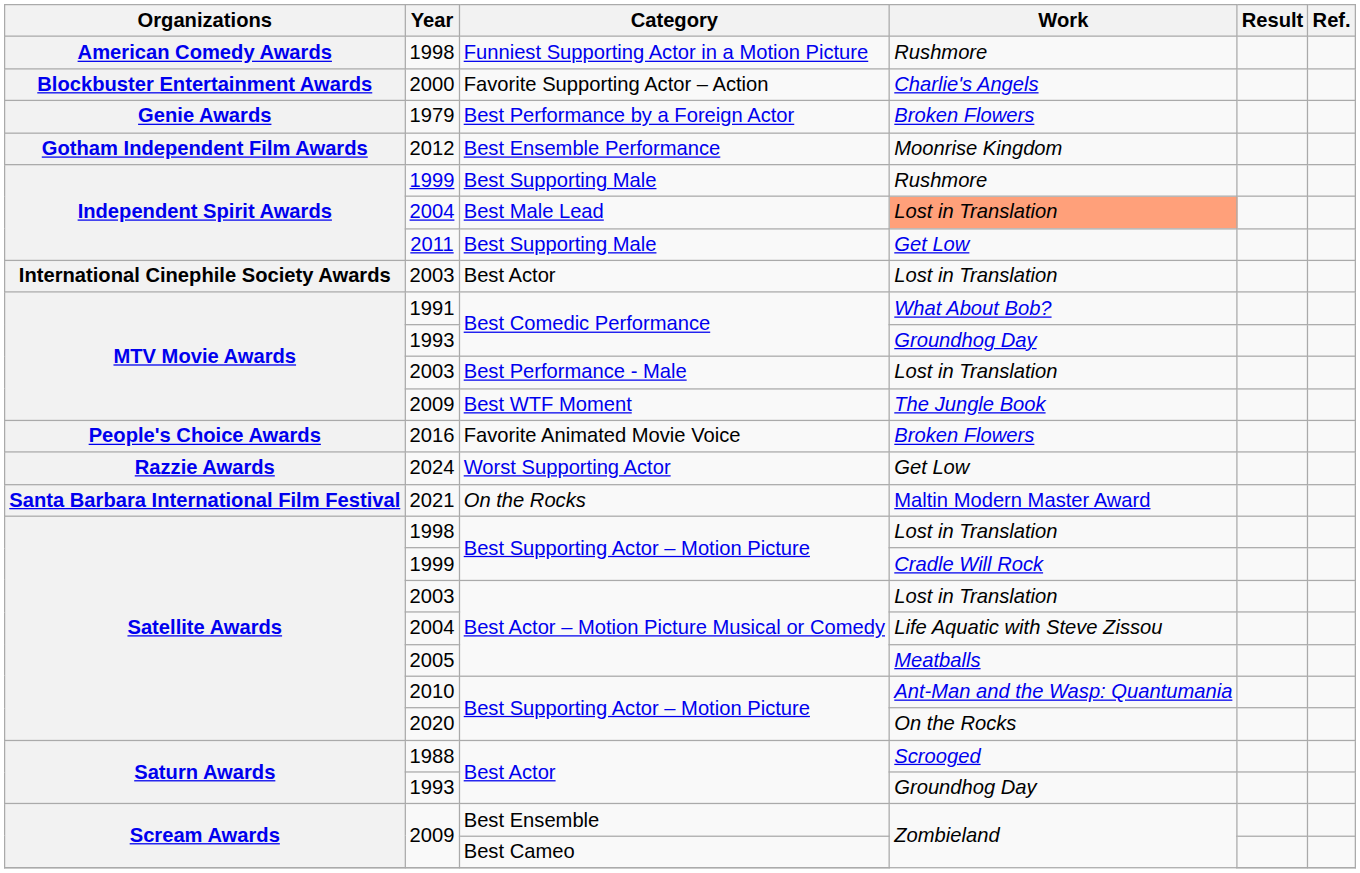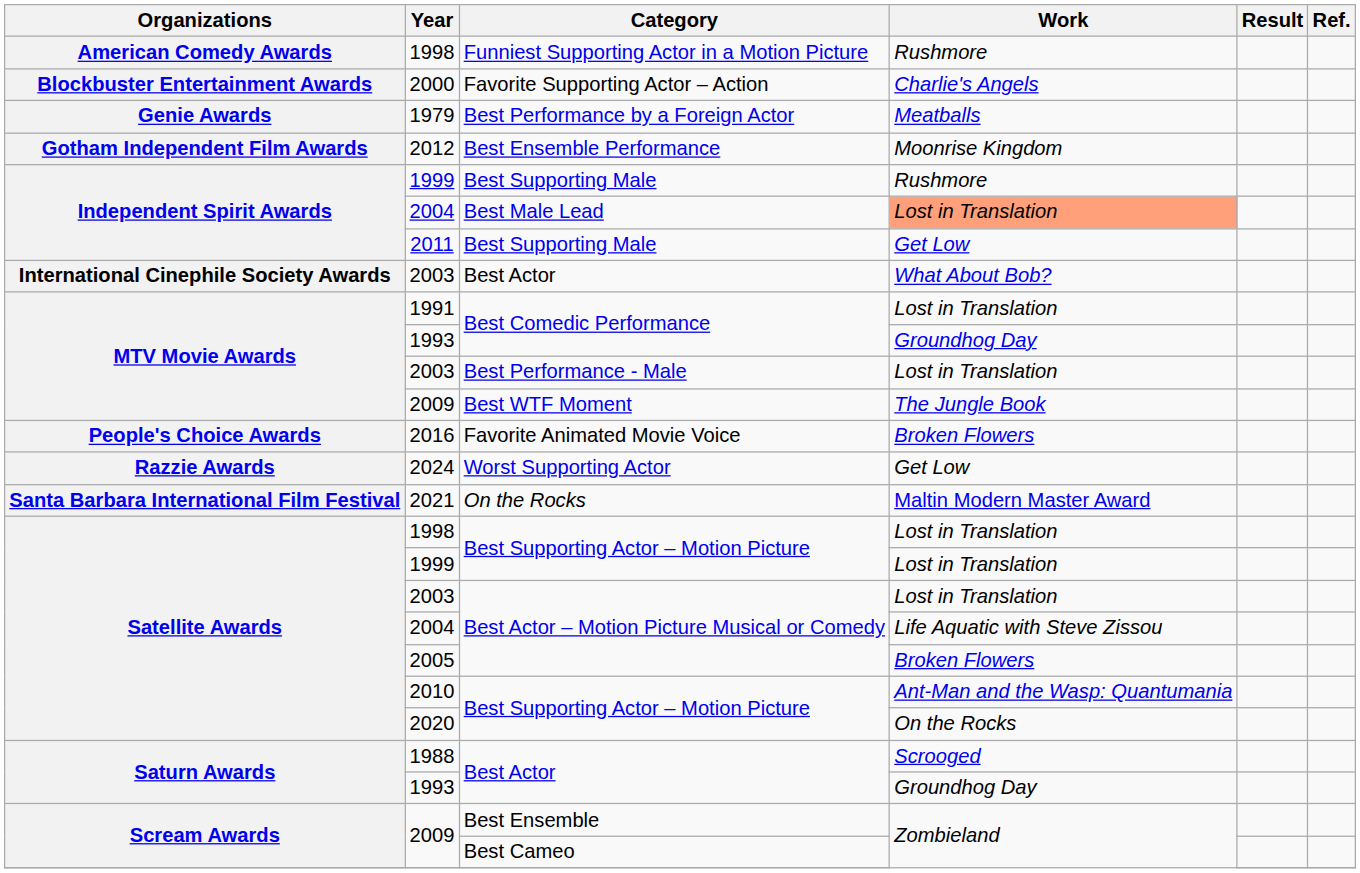(964, 116) Broken Flowers -> (937, 116) Meatballs
(976, 276) Lost in Translation -> (973, 276) What About Bob?
(973, 308) What About Bob? -> (976, 308) Lost in Translation
(969, 564) Cradle Will Rock -> (976, 564) Lost in Translation
(937, 659) Meatballs -> (964, 659) Broken Flowers
